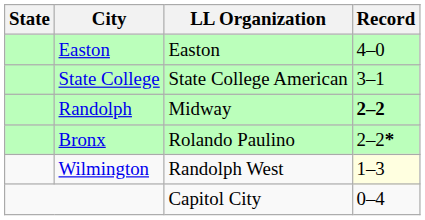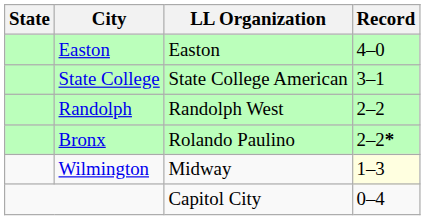(200, 109) Midway -> (226, 109) Randolph West
(371, 109) bold -> (371, 109) normal
(226, 169) Randolph West -> (200, 169) Midway
